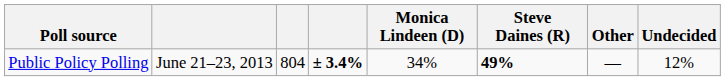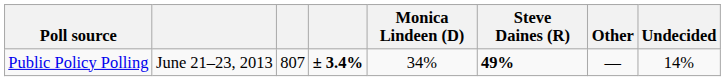(293, 62) 804 -> (293, 62) 807
(679, 62) 12% -> (679, 62) 14%
